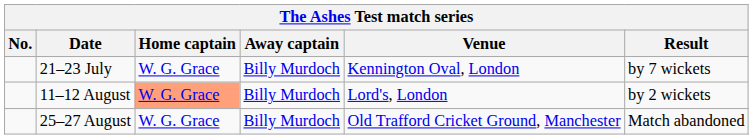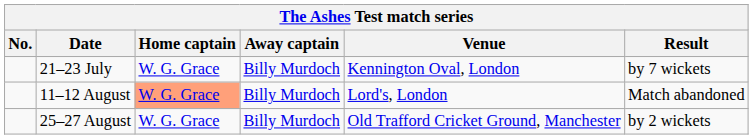(669, 95) by 2 wickets -> (686, 95) Match abandoned
(686, 120) Match abandoned -> (669, 120) by 2 wickets
